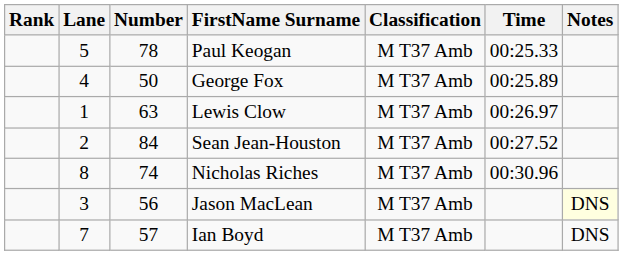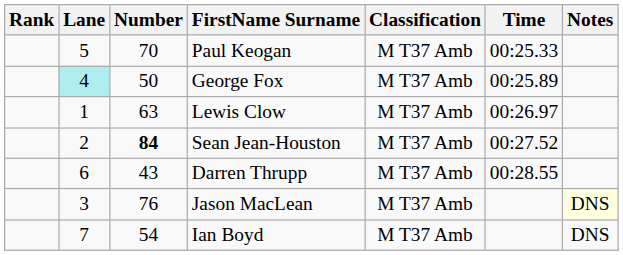(148, 50) 78 -> (148, 50) 70
(84, 81) no background -> (84, 81) paleturquoise background
(148, 142) normal -> (148, 142) bold
+ row: (249, 173)
- row: (255, 173)
(148, 204) 56 -> (148, 204) 76
(148, 234) 57 -> (148, 234) 54
